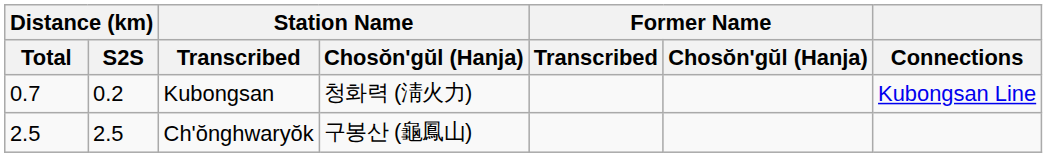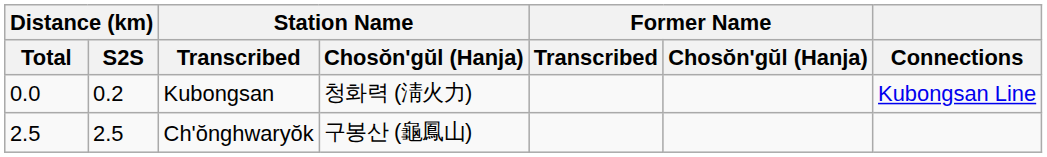(25, 94) 0.7 -> (25, 94) 0.0
